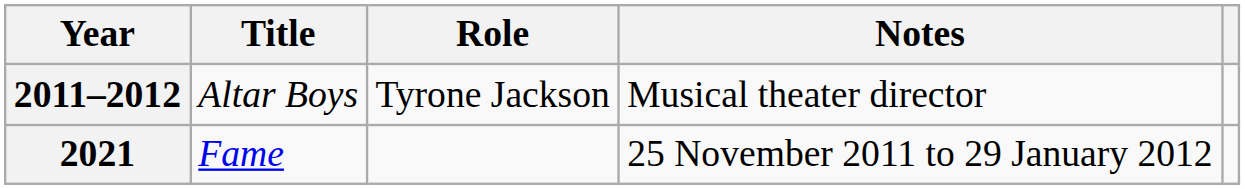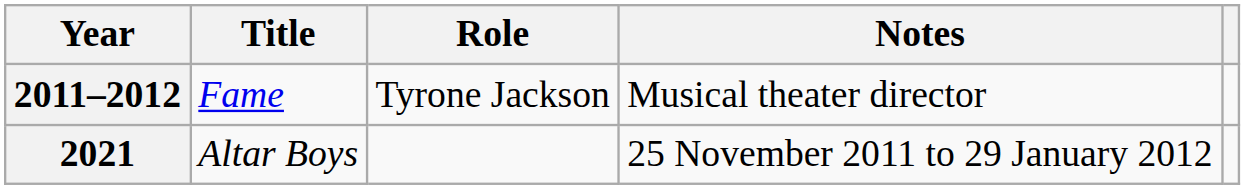(278, 93) Altar Boys -> (241, 93) Fame
(241, 153) Fame -> (278, 153) Altar Boys
